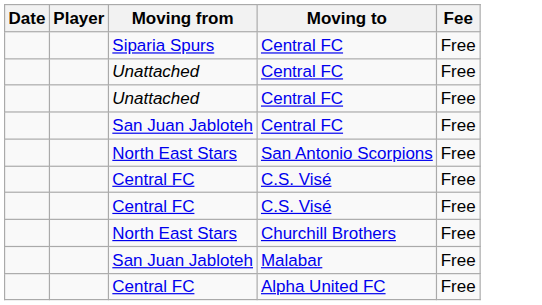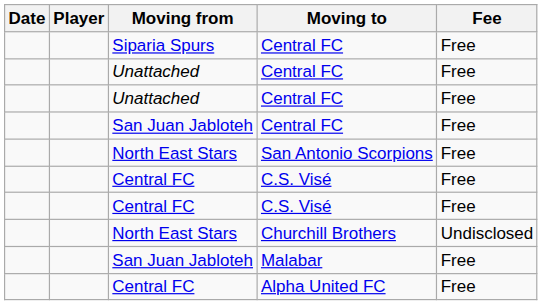(458, 233) Free -> (487, 233) Undisclosed
